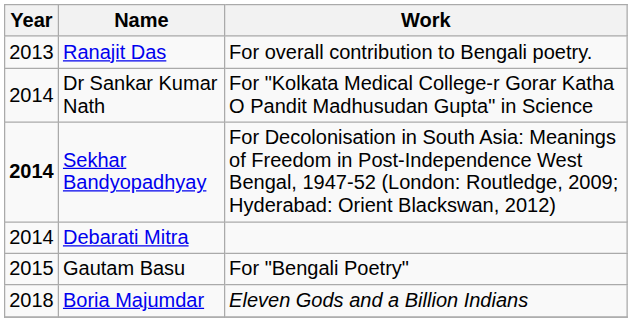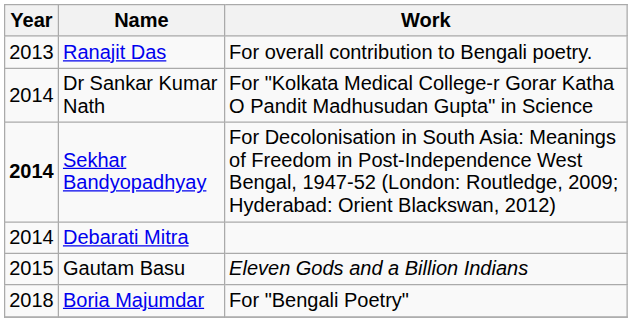(319, 268) For "Bengali Poetry" -> (379, 268) Eleven Gods and a Billion Indians
(379, 300) Eleven Gods and a Billion Indians -> (319, 300) For "Bengali Poetry"
